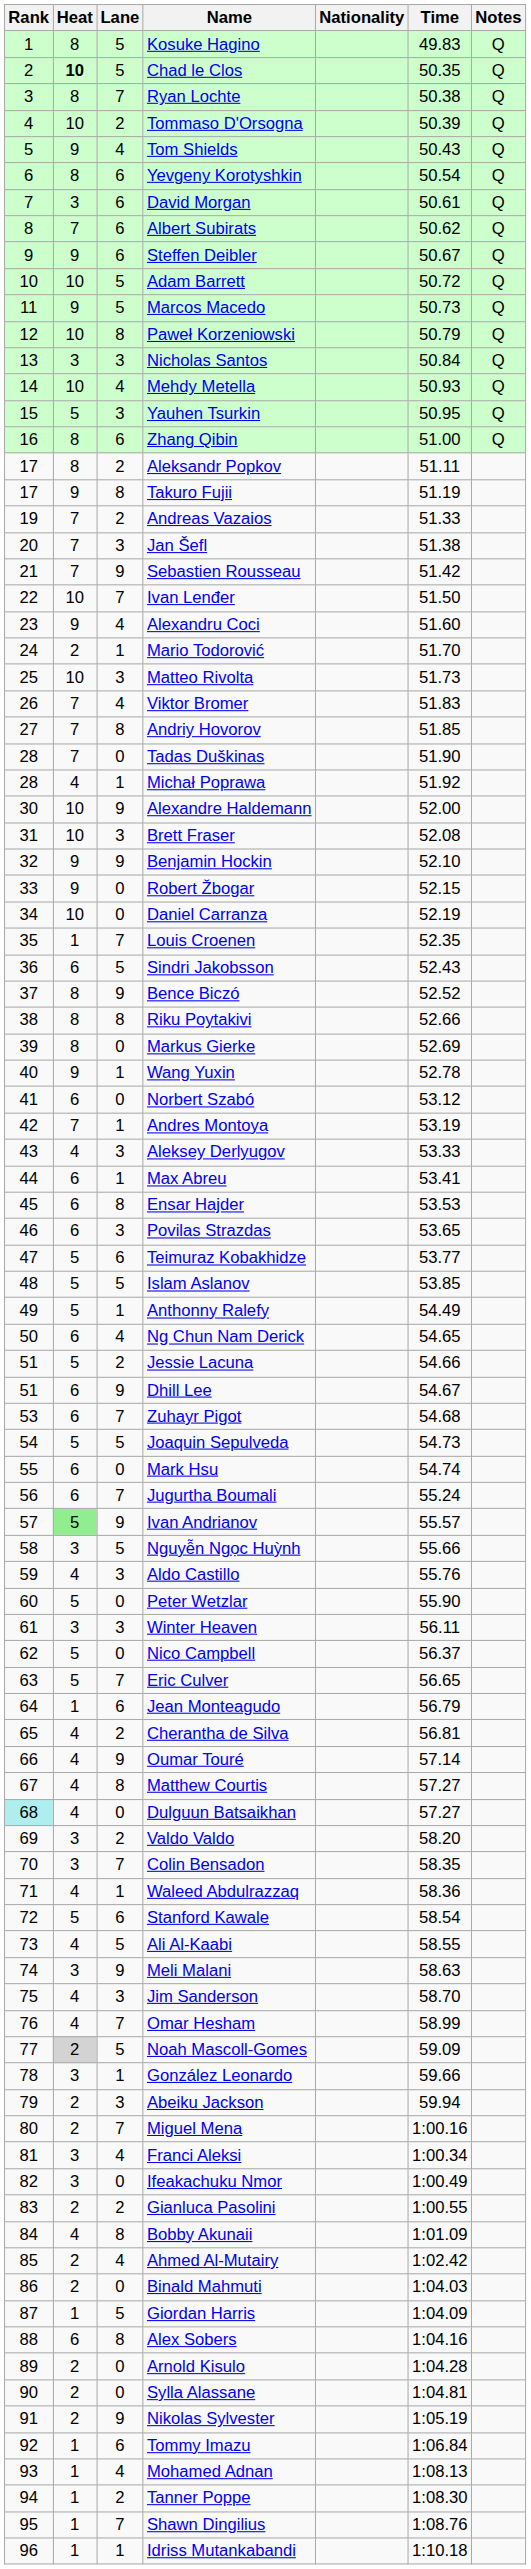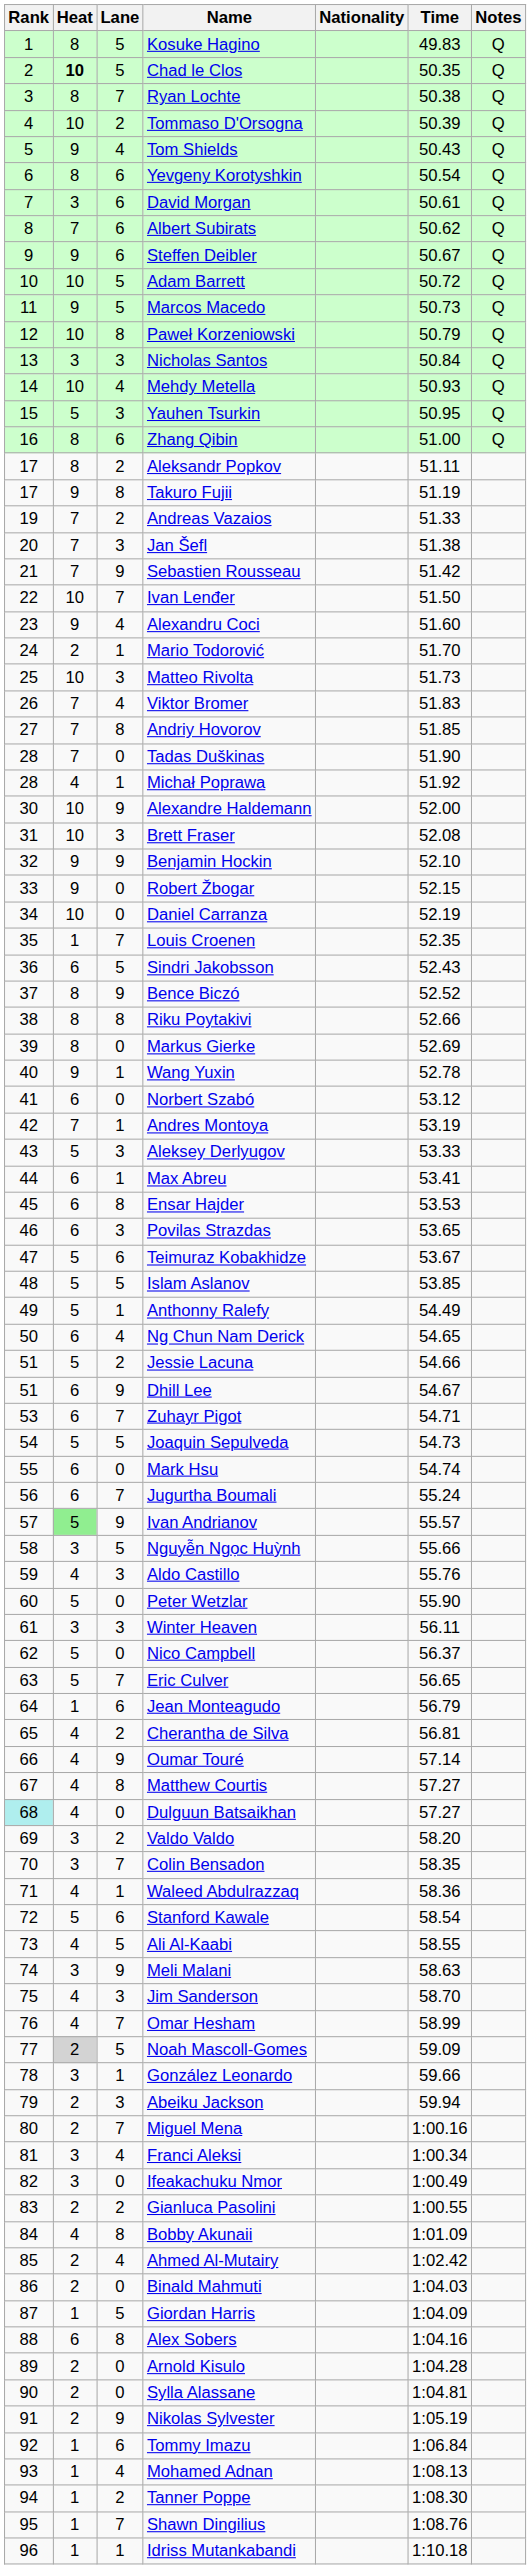(75, 1152) 4 -> (75, 1152) 5
(440, 1258) 53.77 -> (440, 1258) 53.67
(440, 1416) 54.68 -> (440, 1416) 54.71
